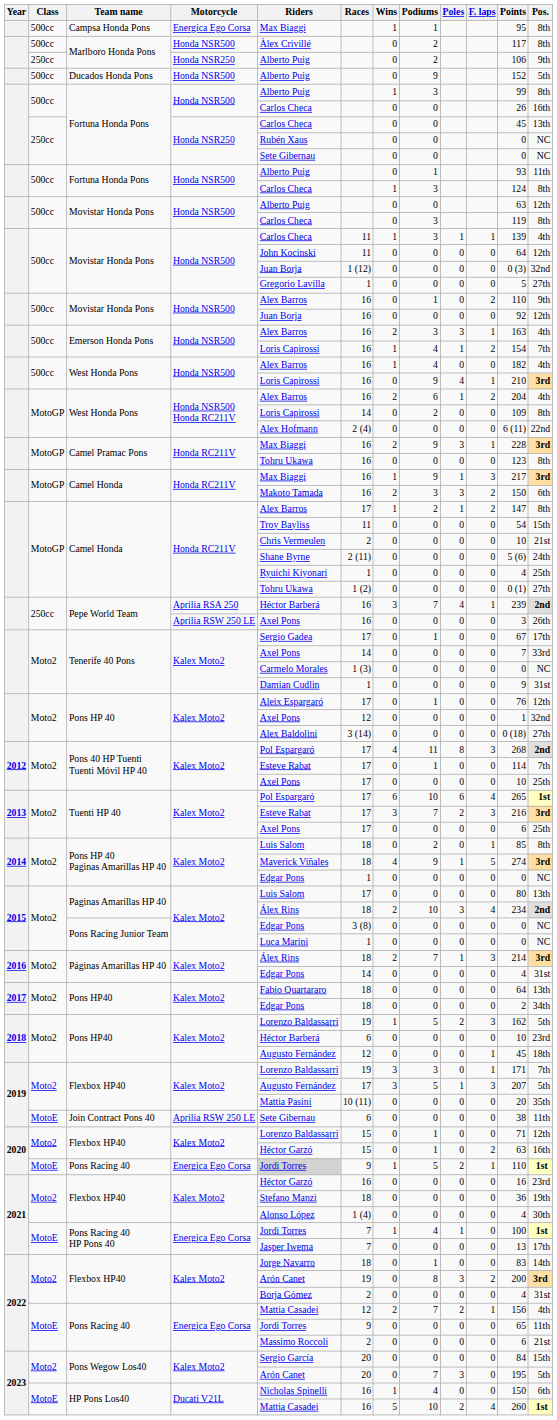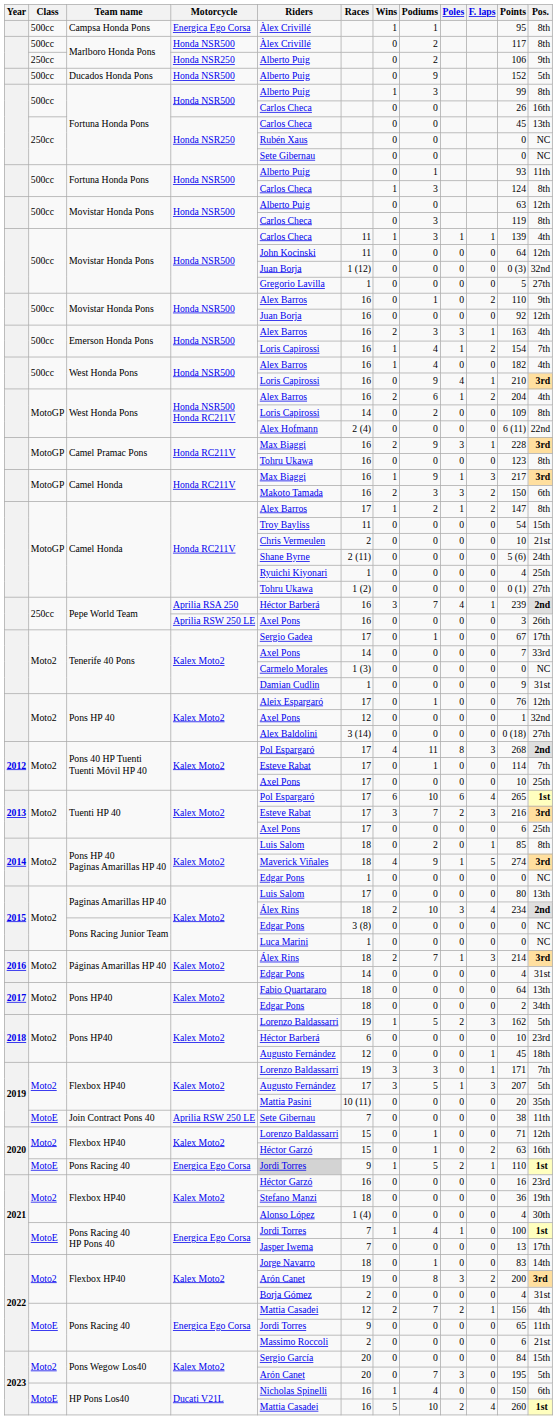(283, 28) Max Biaggi -> (285, 28) Àlex Crivillé
(369, 1118) 6 -> (369, 1118) 7
